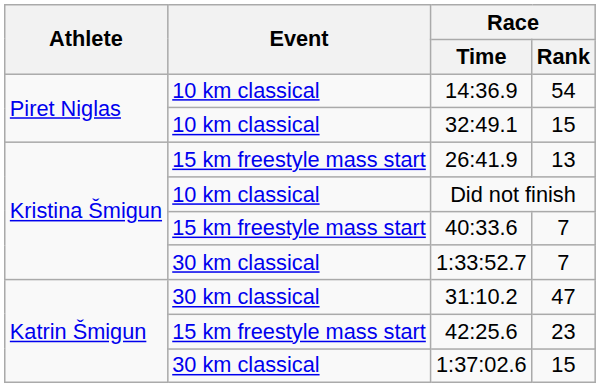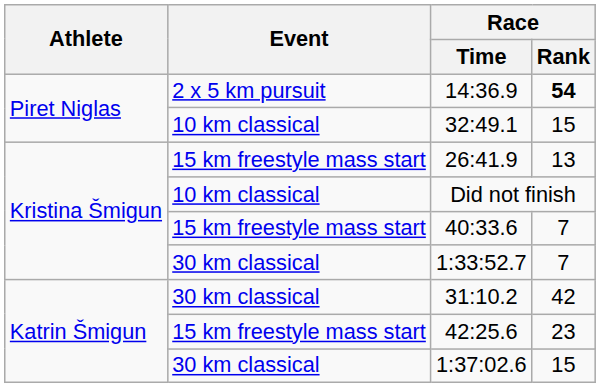(246, 91) 10 km classical -> (249, 91) 2 x 5 km pursuit
(563, 91) normal -> (563, 91) bold
(563, 297) 47 -> (563, 297) 42
